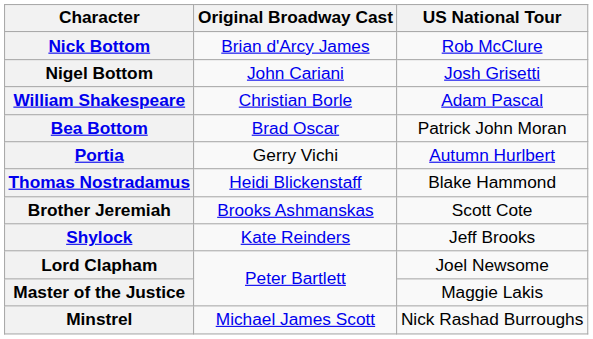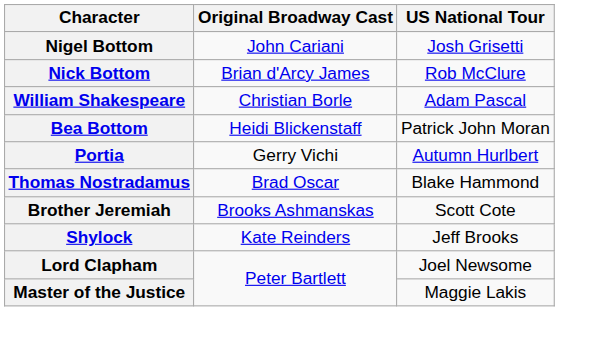rows swapped: (99, 45) <-> (99, 73)
(295, 127) Brad Oscar -> (295, 127) Heidi Blickenstaff
(295, 182) Heidi Blickenstaff -> (295, 182) Brad Oscar
- row: (99, 319)
